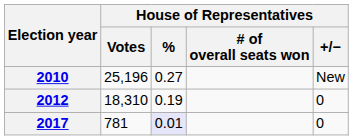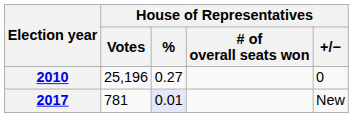(330, 77) New -> (320, 77) 0
- row: (53, 100)
(320, 123) 0 -> (330, 100) New
